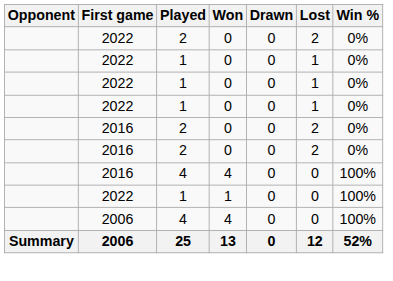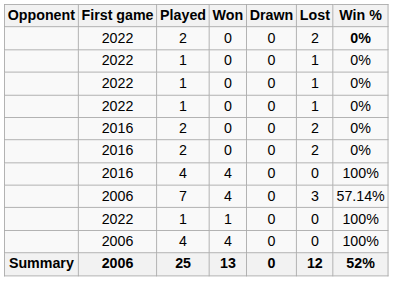(358, 38) normal -> (361, 38) bold
+ row: (118, 196)
